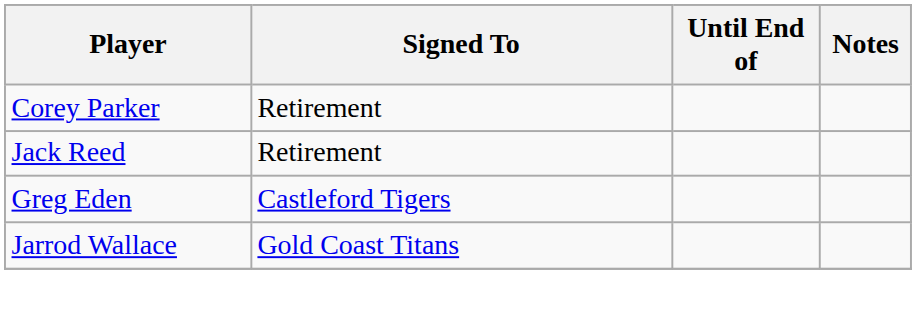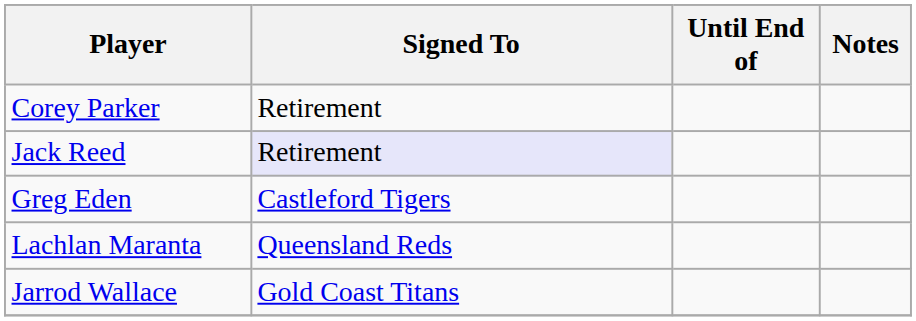(319, 153) no background -> (319, 153) lavender background
+ row: (106, 245)
